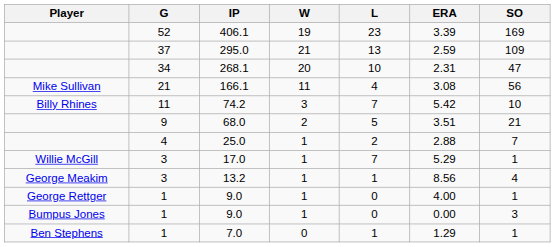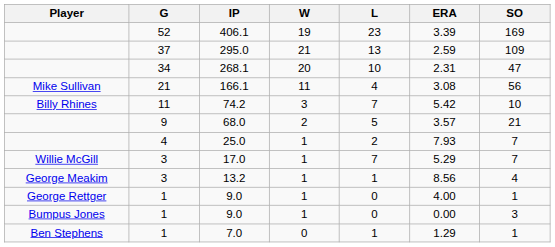(445, 123) 3.51 -> (445, 123) 3.57
(445, 141) 2.88 -> (445, 141) 7.93
(515, 159) 1 -> (515, 159) 7
